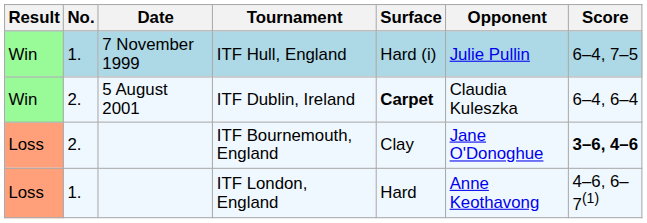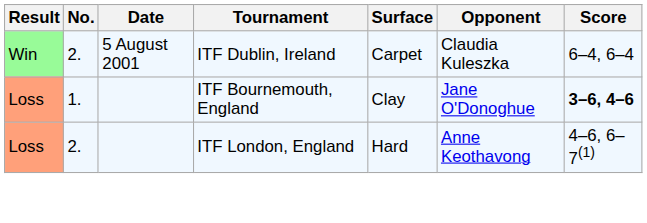- row: (282, 53)
(407, 99) bold -> (397, 53) normal
(74, 145) 2. -> (74, 99) 1.
(74, 192) 1. -> (74, 147) 2.
